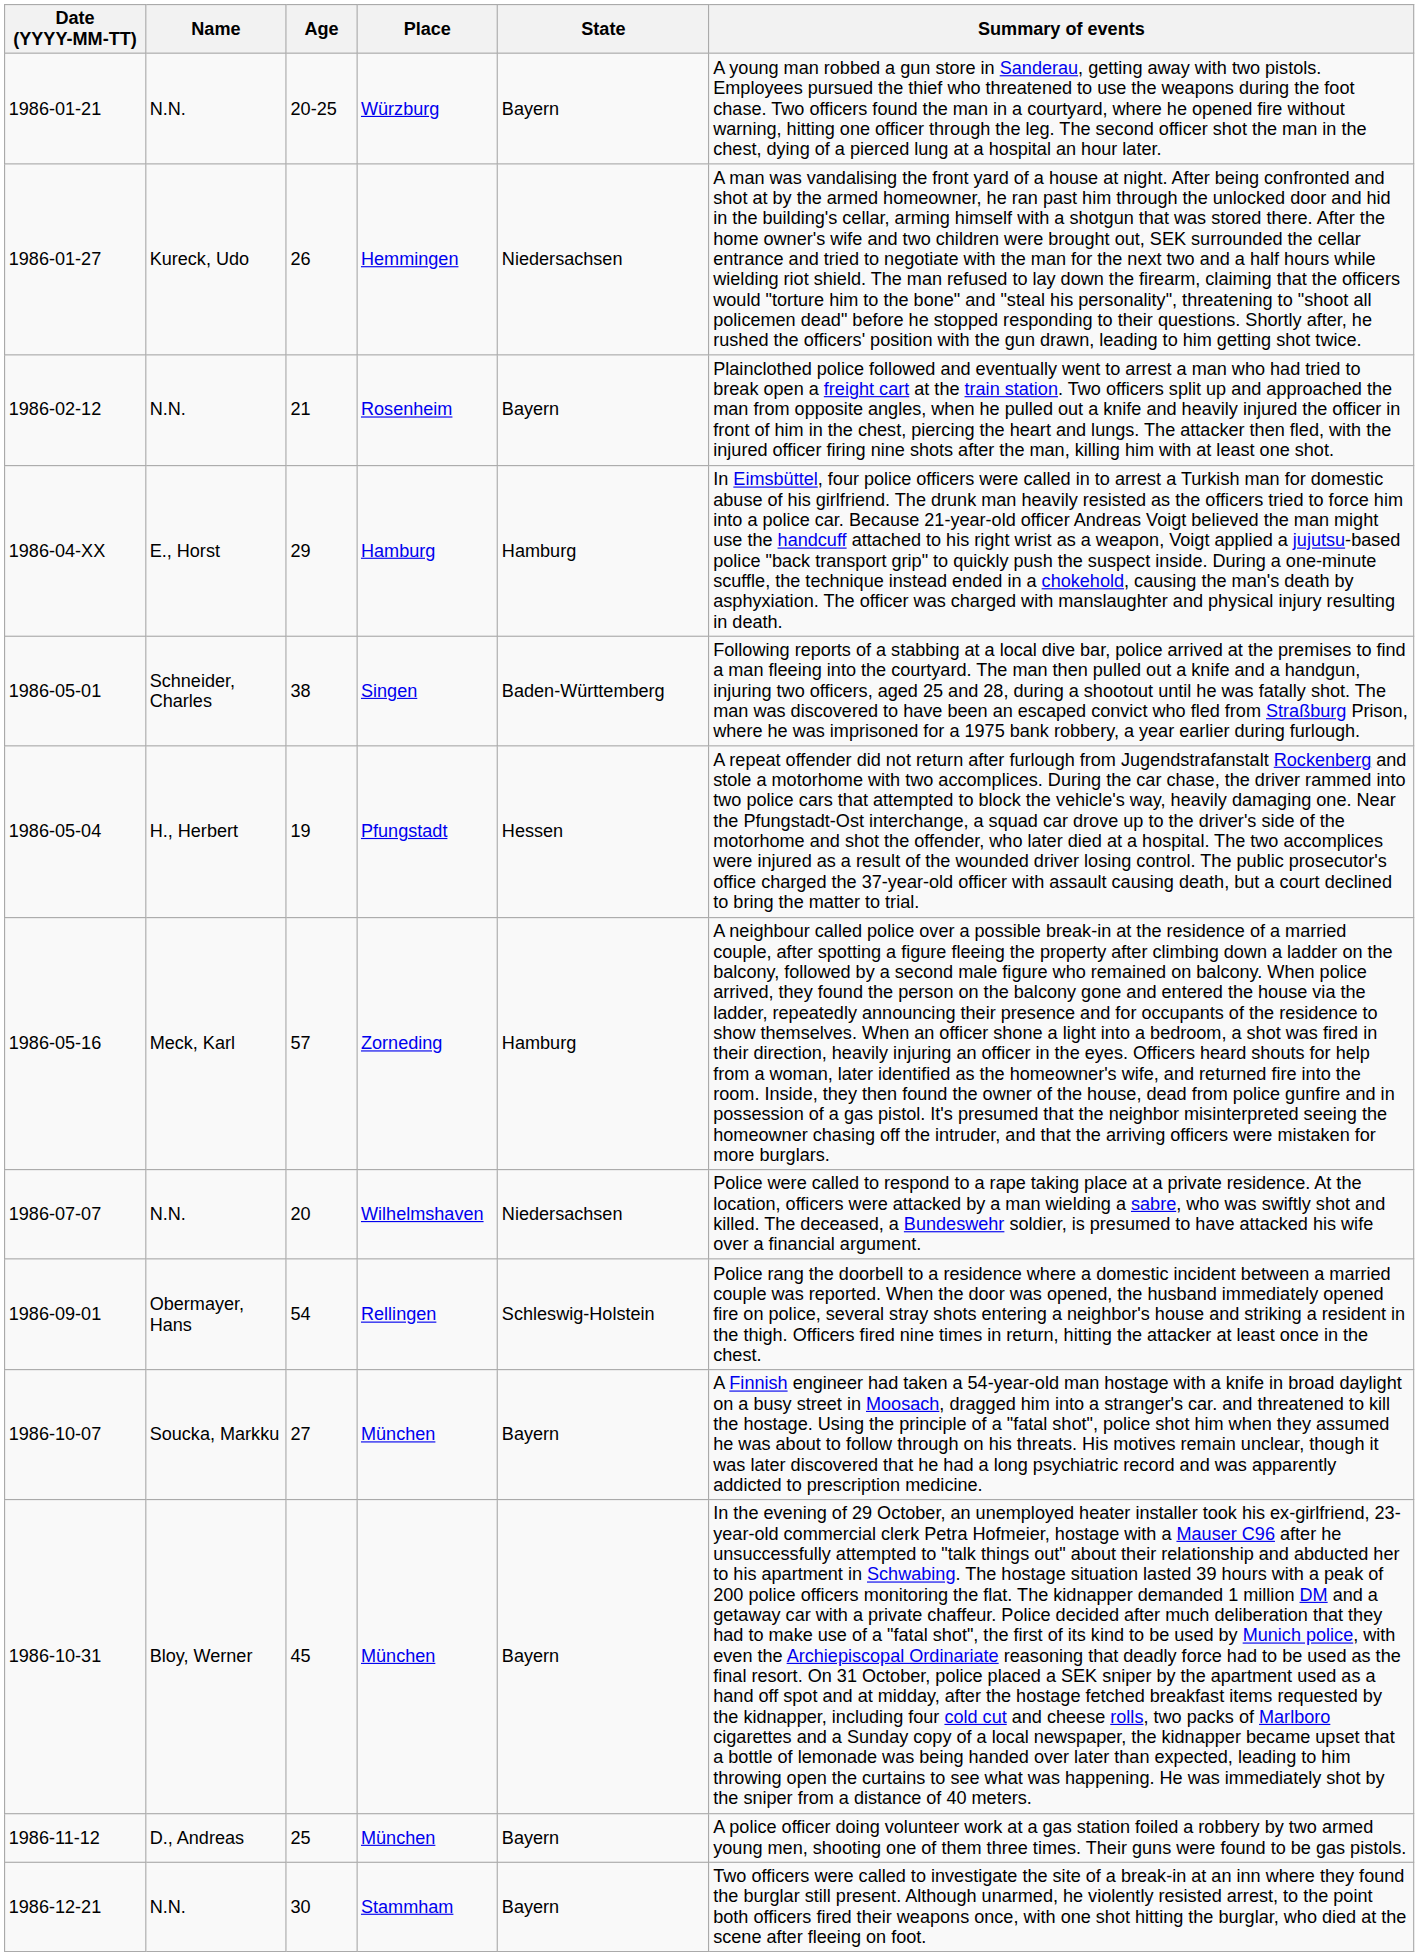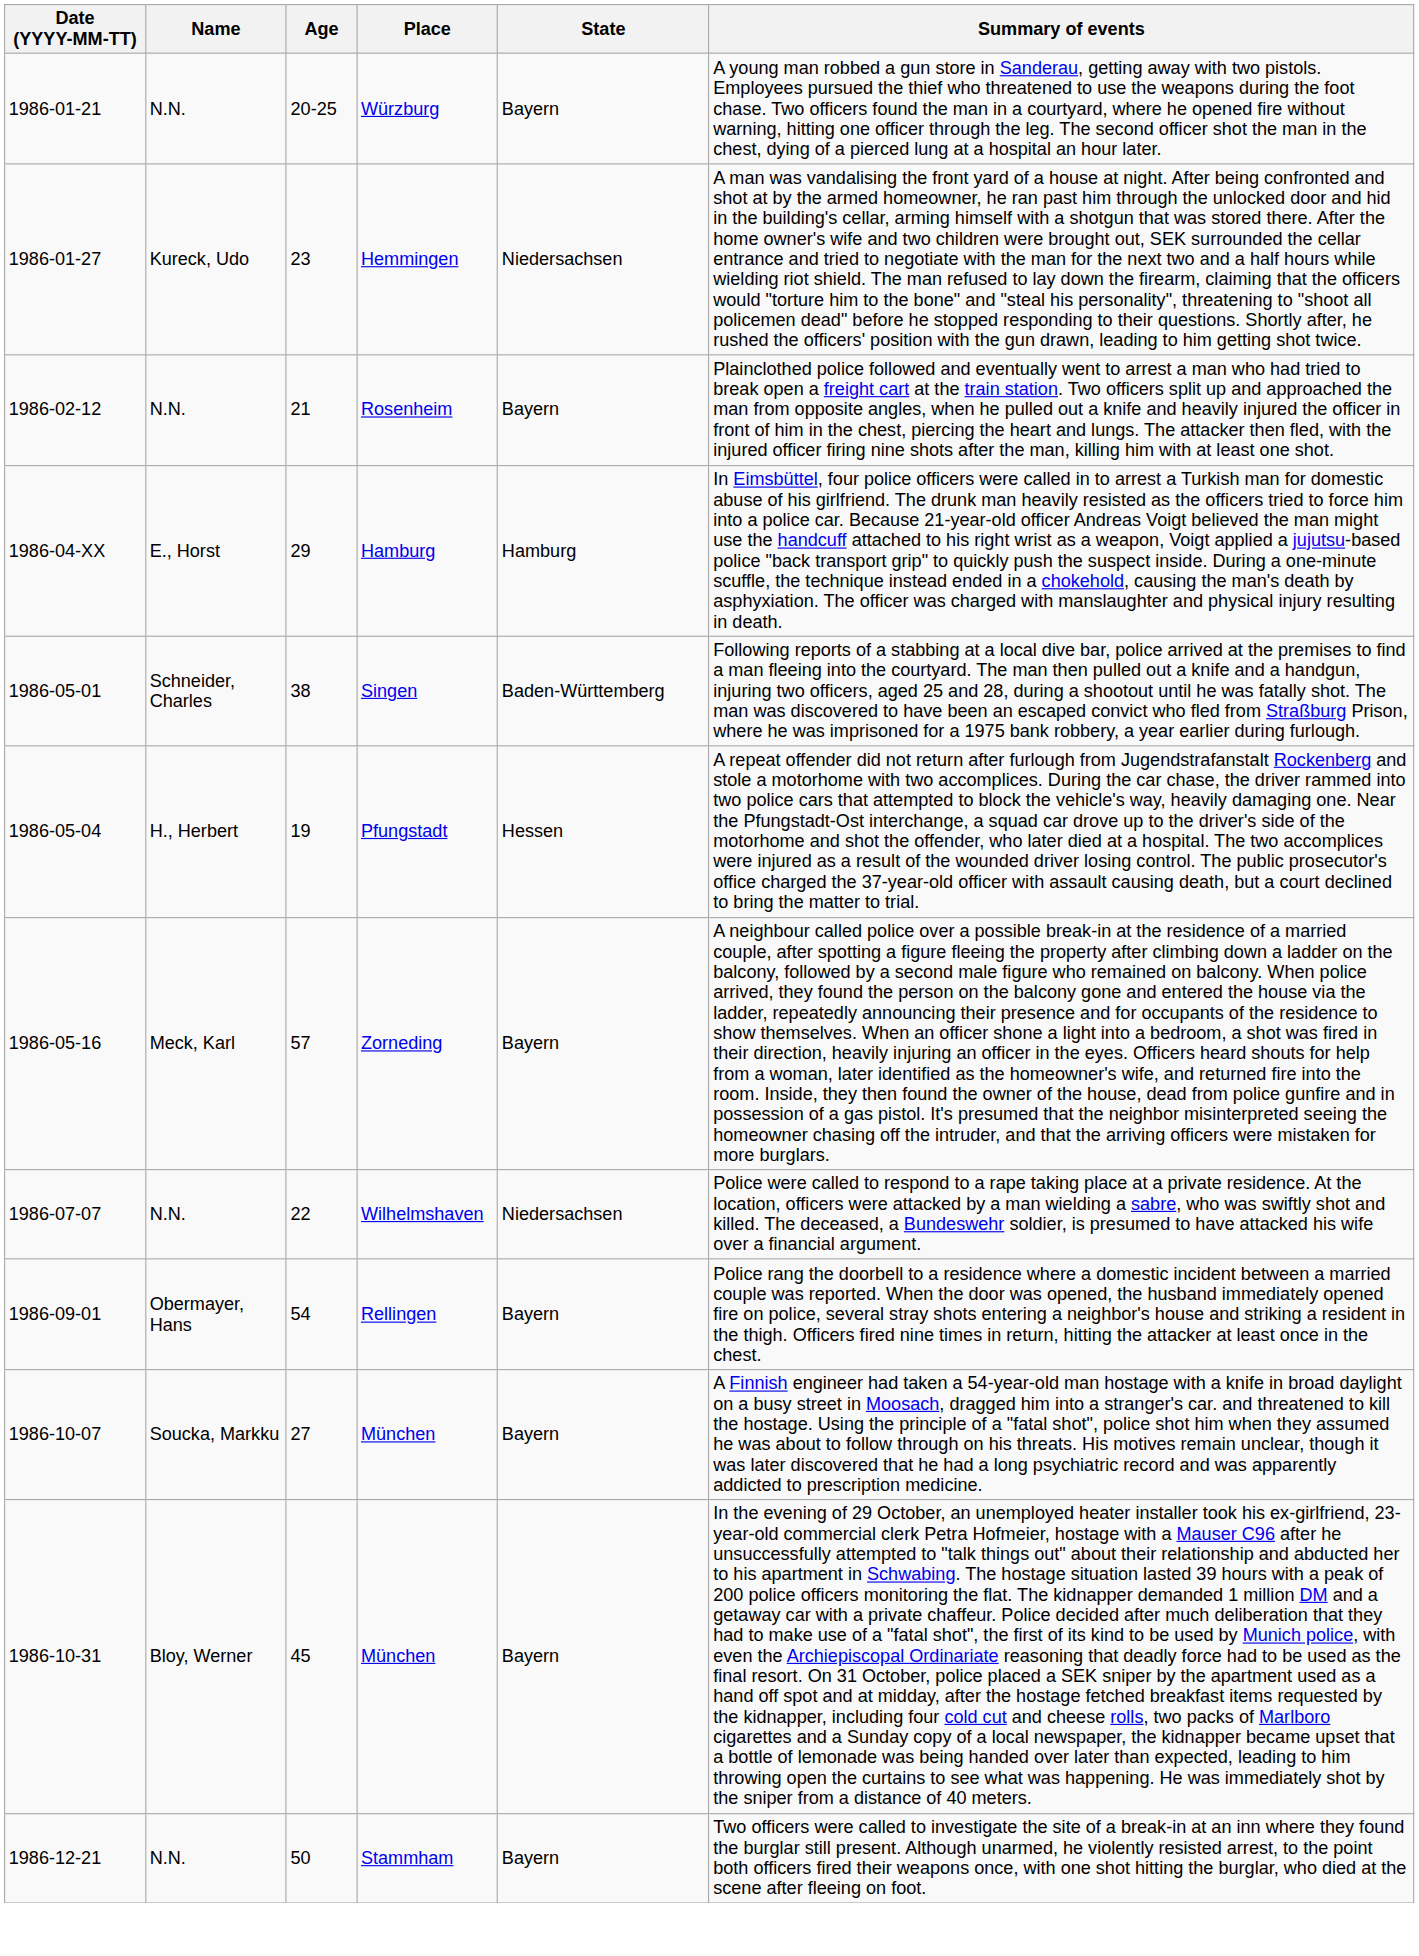(301, 259) 26 -> (301, 259) 23
(539, 1043) Hamburg -> (531, 1043) Bayern
(301, 1214) 20 -> (301, 1214) 22
(578, 1314) Schleswig-Holstein -> (531, 1314) Bayern
- row: (54, 1837)
(301, 1906) 30 -> (301, 1857) 50
